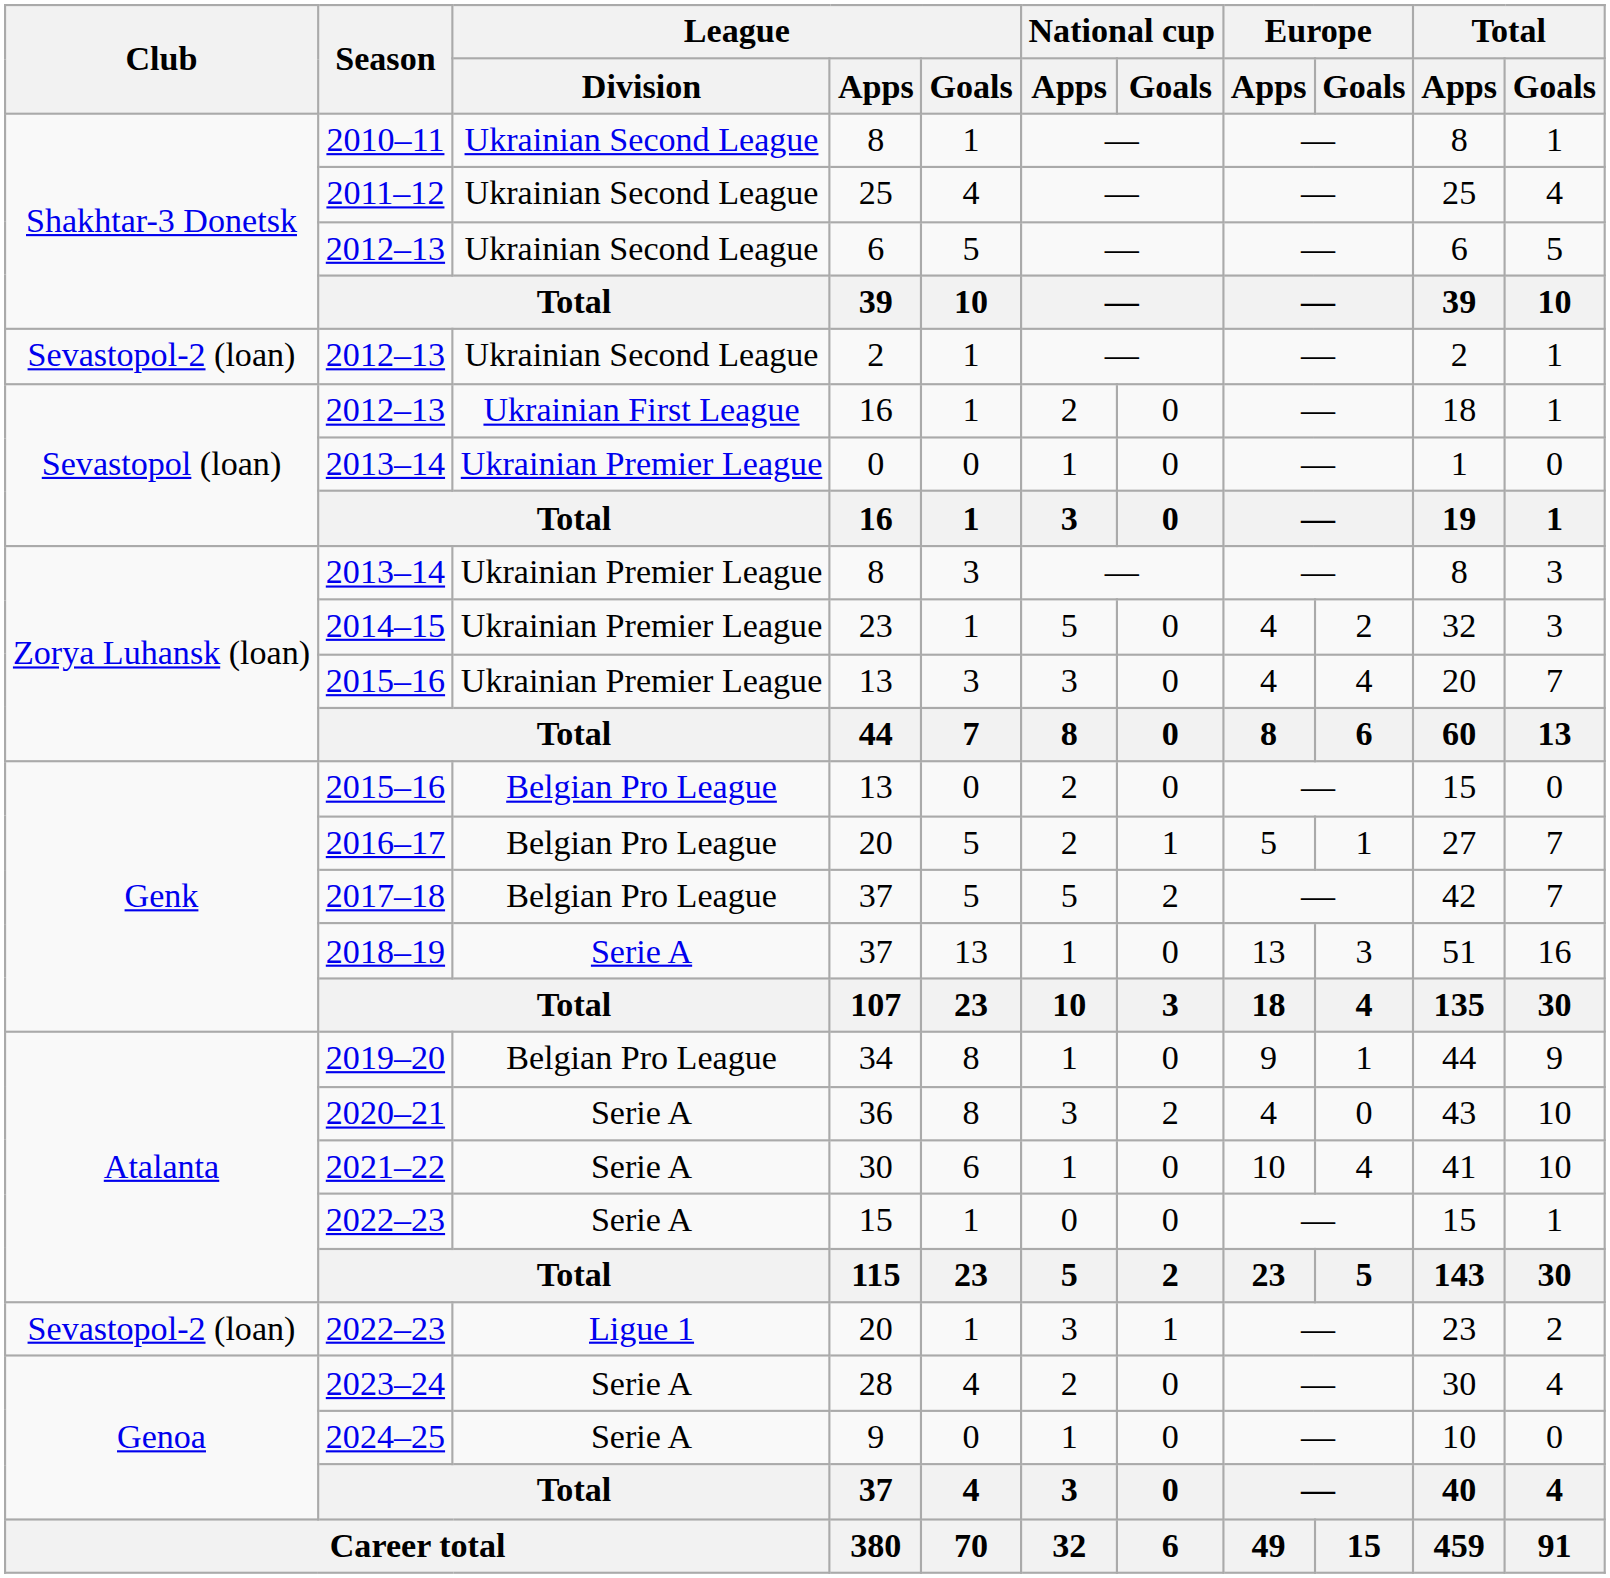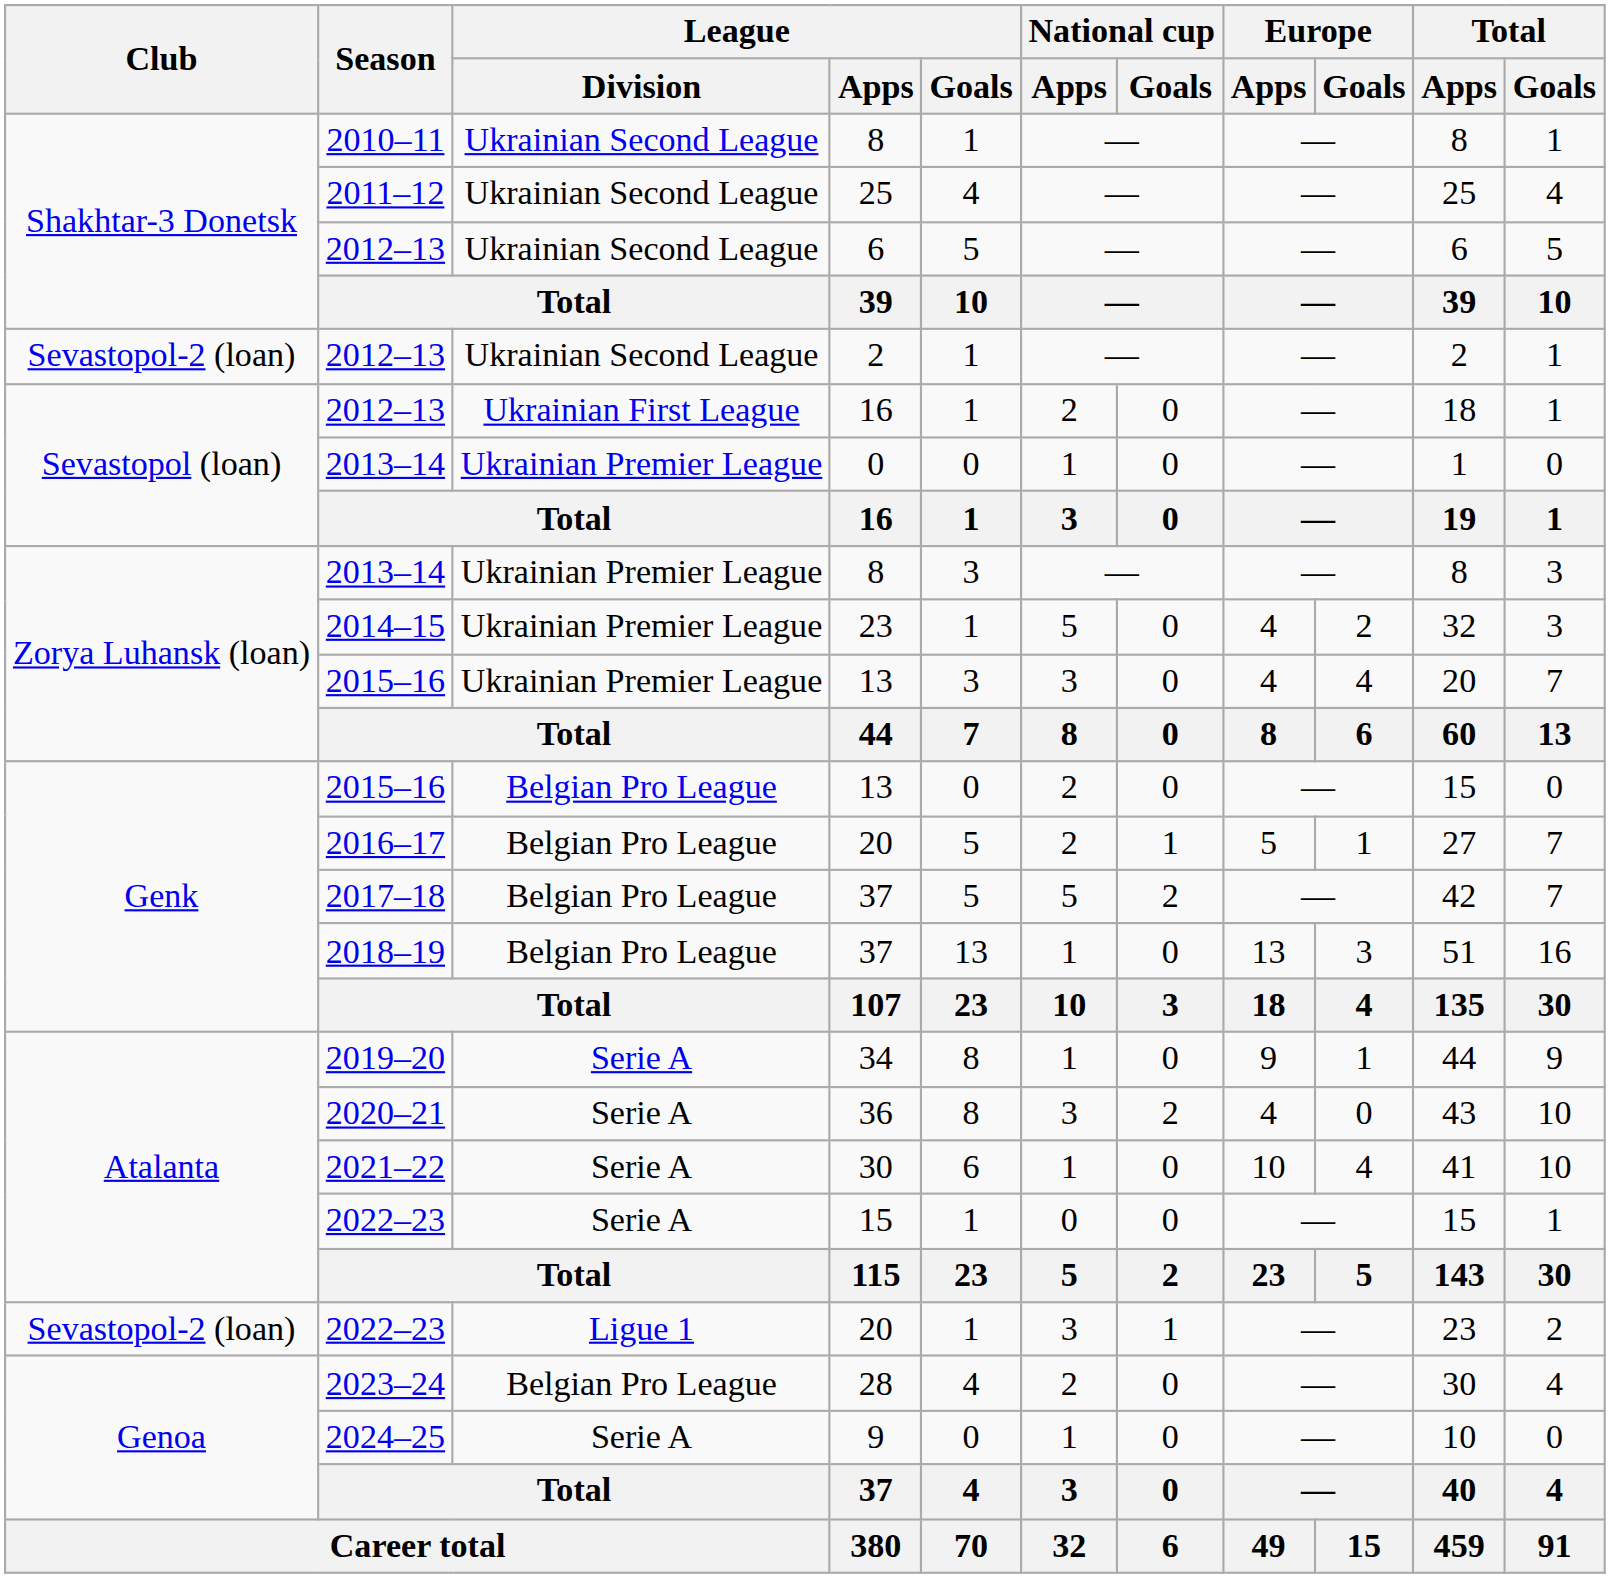(642, 950) Serie A -> (642, 950) Belgian Pro League
(642, 1058) Belgian Pro League -> (642, 1058) Serie A
(642, 1382) Serie A -> (642, 1382) Belgian Pro League
